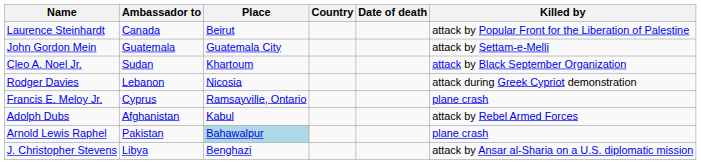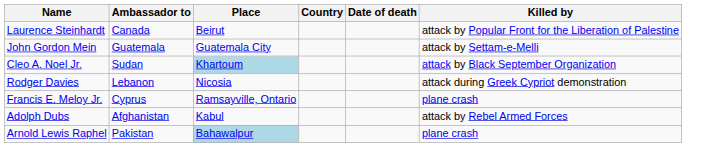(230, 64) no background -> (219, 64) lightblue background
- row: (62, 151)
